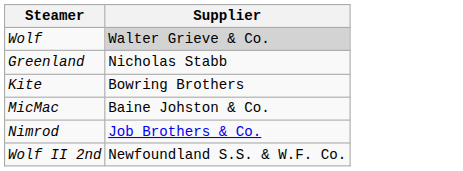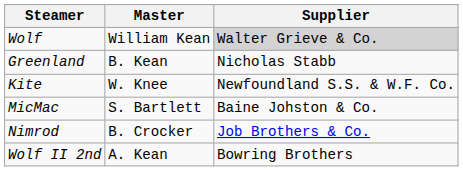+ column: (159, 16)
(176, 85) Bowring Brothers -> (336, 85) Newfoundland S.S. & W.F. Co.
(227, 155) Newfoundland S.S. & W.F. Co. -> (285, 155) Bowring Brothers
